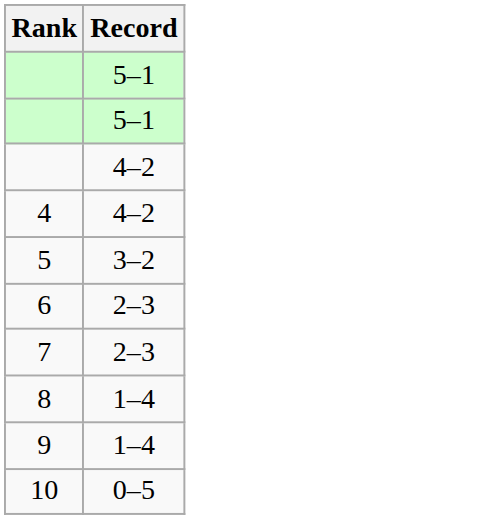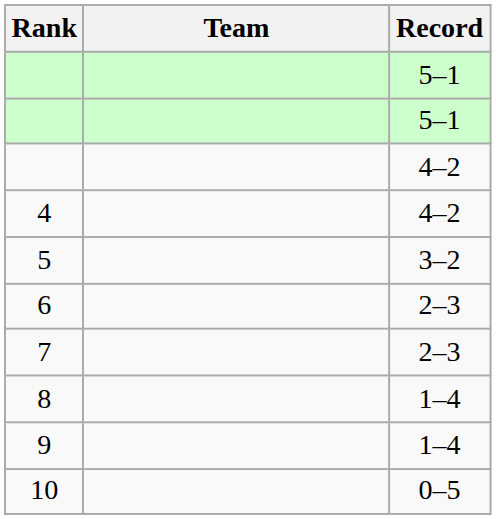+ column: (236, 28)
